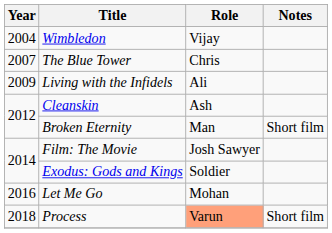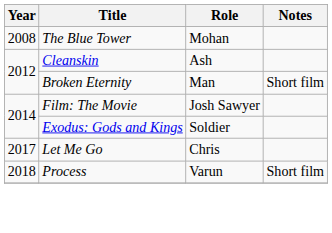- row: (74, 37)
(22, 60) 2007 -> (22, 37) 2008
(204, 60) Chris -> (209, 37) Mohan
- row: (107, 82)
(22, 194) 2016 -> (22, 149) 2017
(209, 194) Mohan -> (204, 149) Chris
(206, 216) lightsalmon background -> (206, 171) no background
